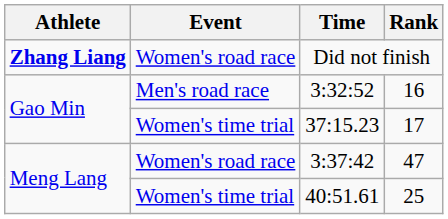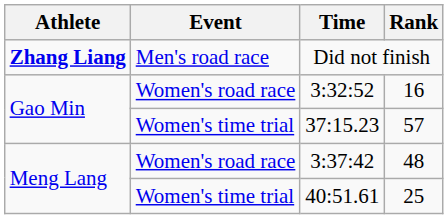(216, 56) Women's road race -> (202, 56) Men's road race
(202, 91) Men's road race -> (216, 91) Women's road race
(414, 126) 17 -> (414, 126) 57
(414, 160) 47 -> (414, 160) 48
